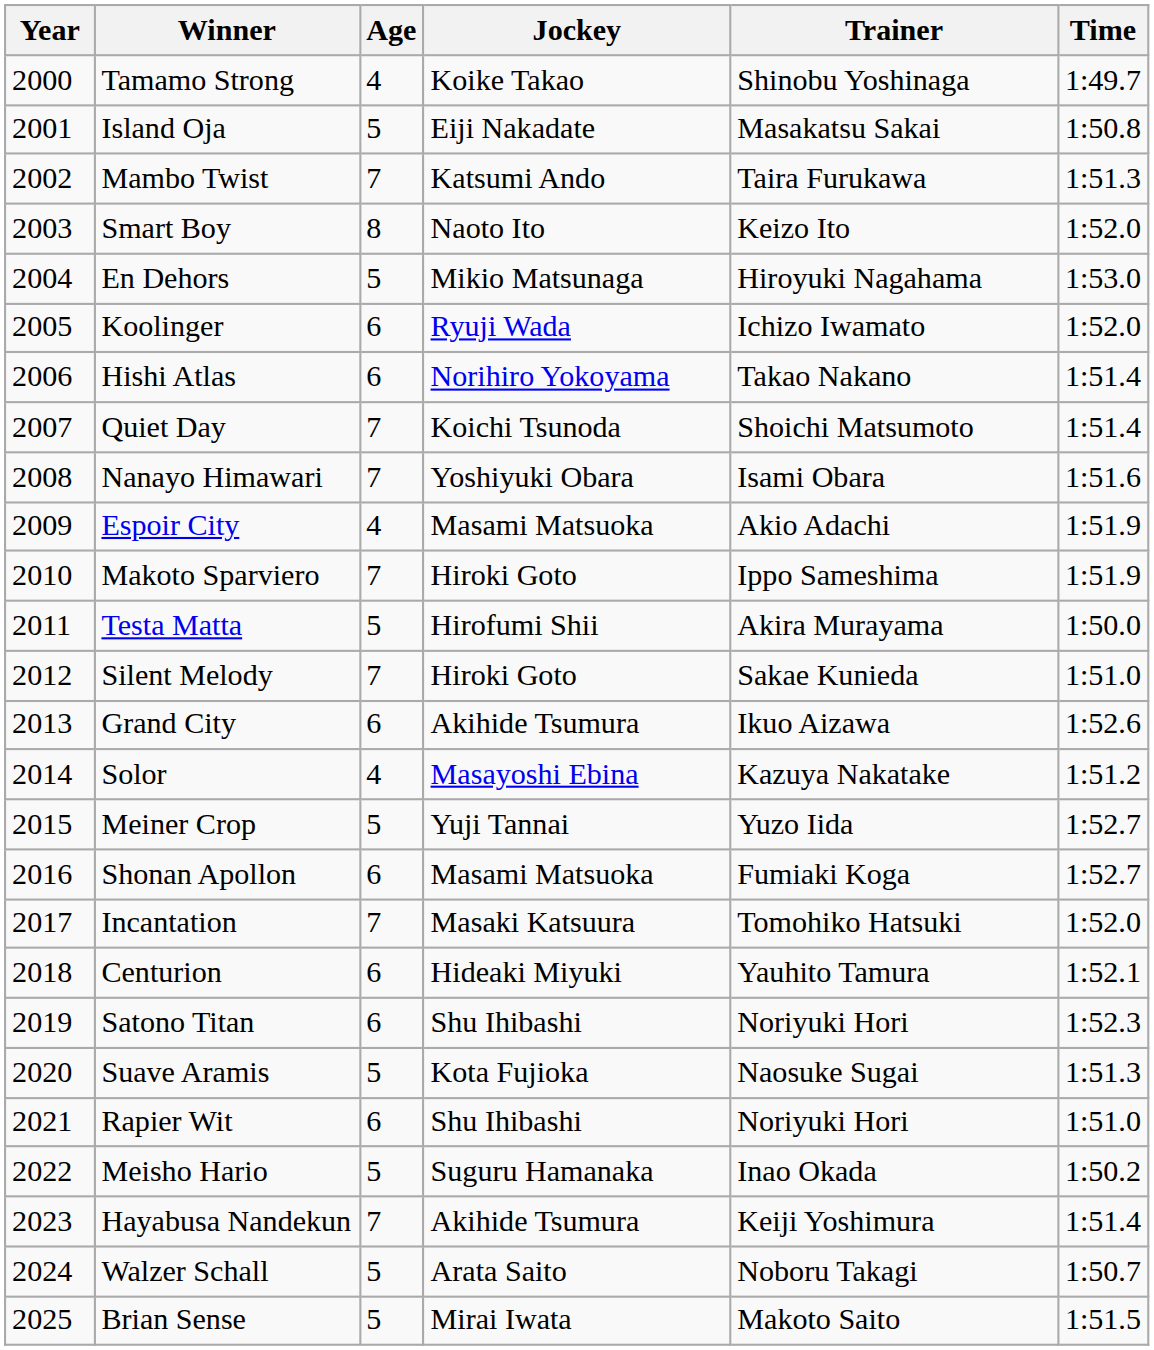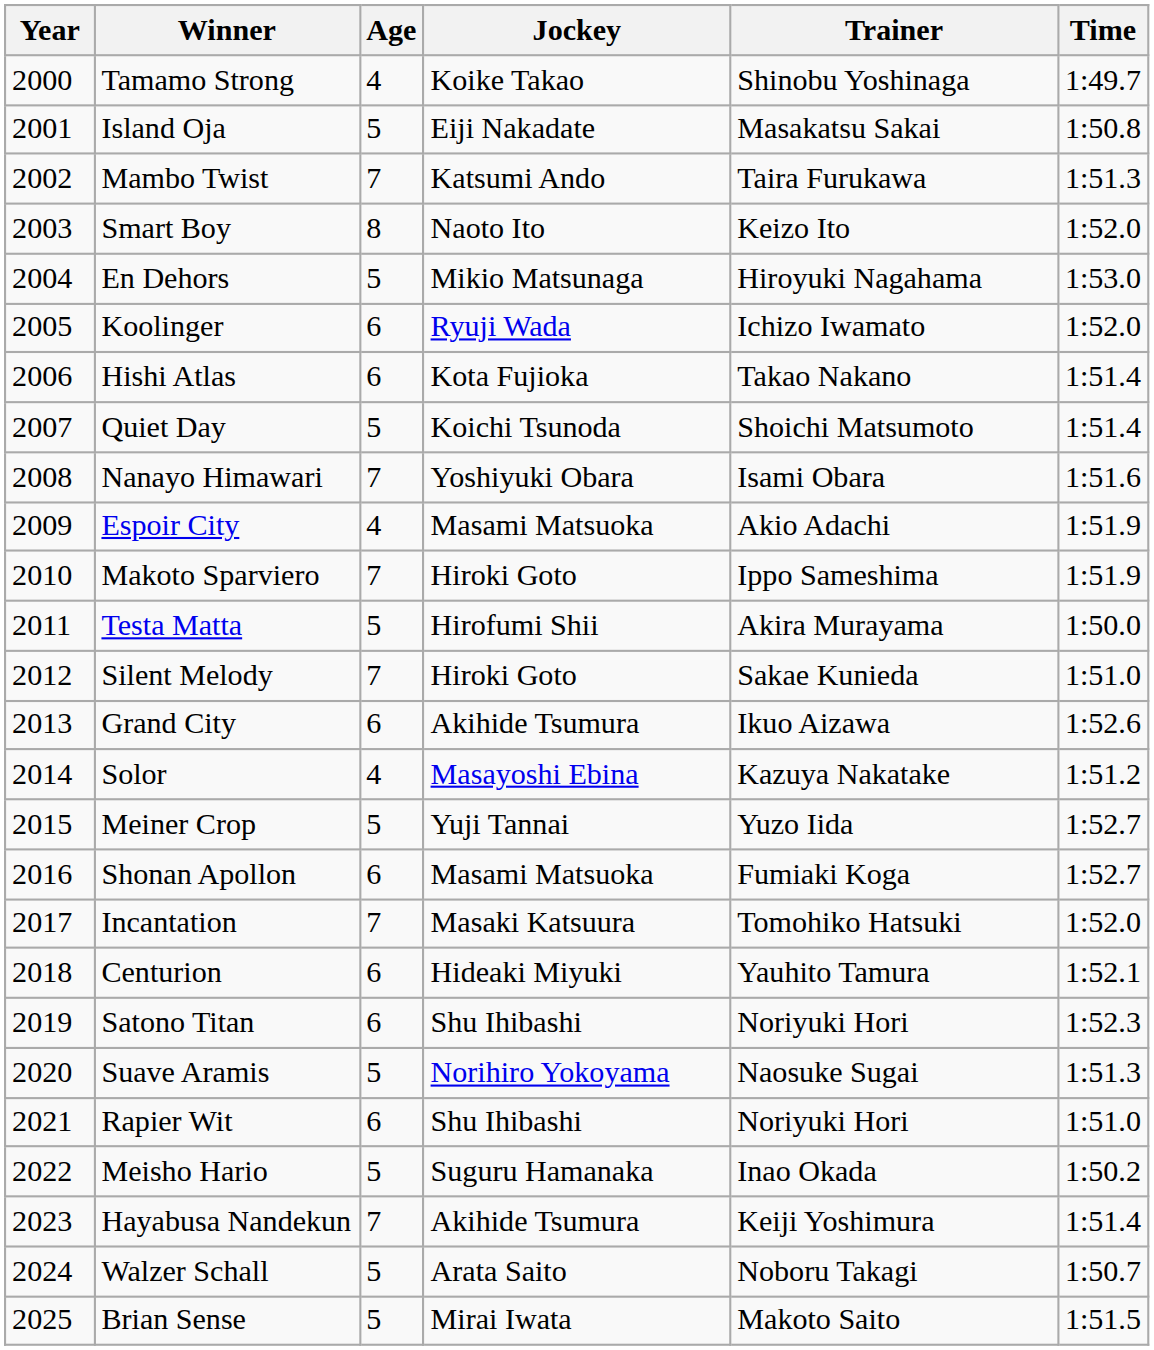(550, 377) Norihiro Yokoyama -> (510, 377) Kota Fujioka
(374, 426) 7 -> (374, 426) 5
(510, 1072) Kota Fujioka -> (550, 1072) Norihiro Yokoyama
